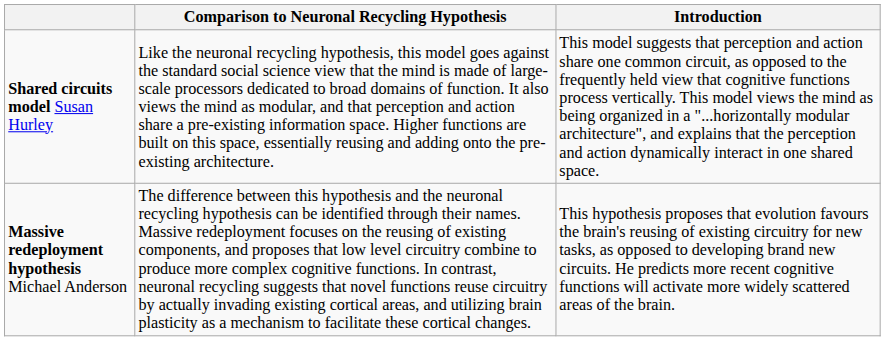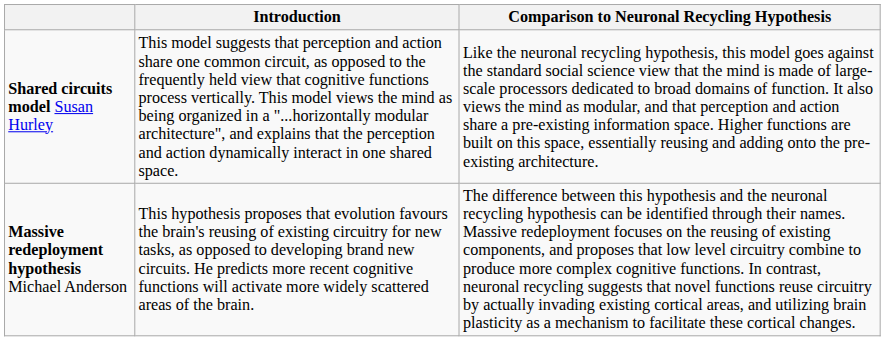columns swapped: (718, 17) <-> (345, 17)
